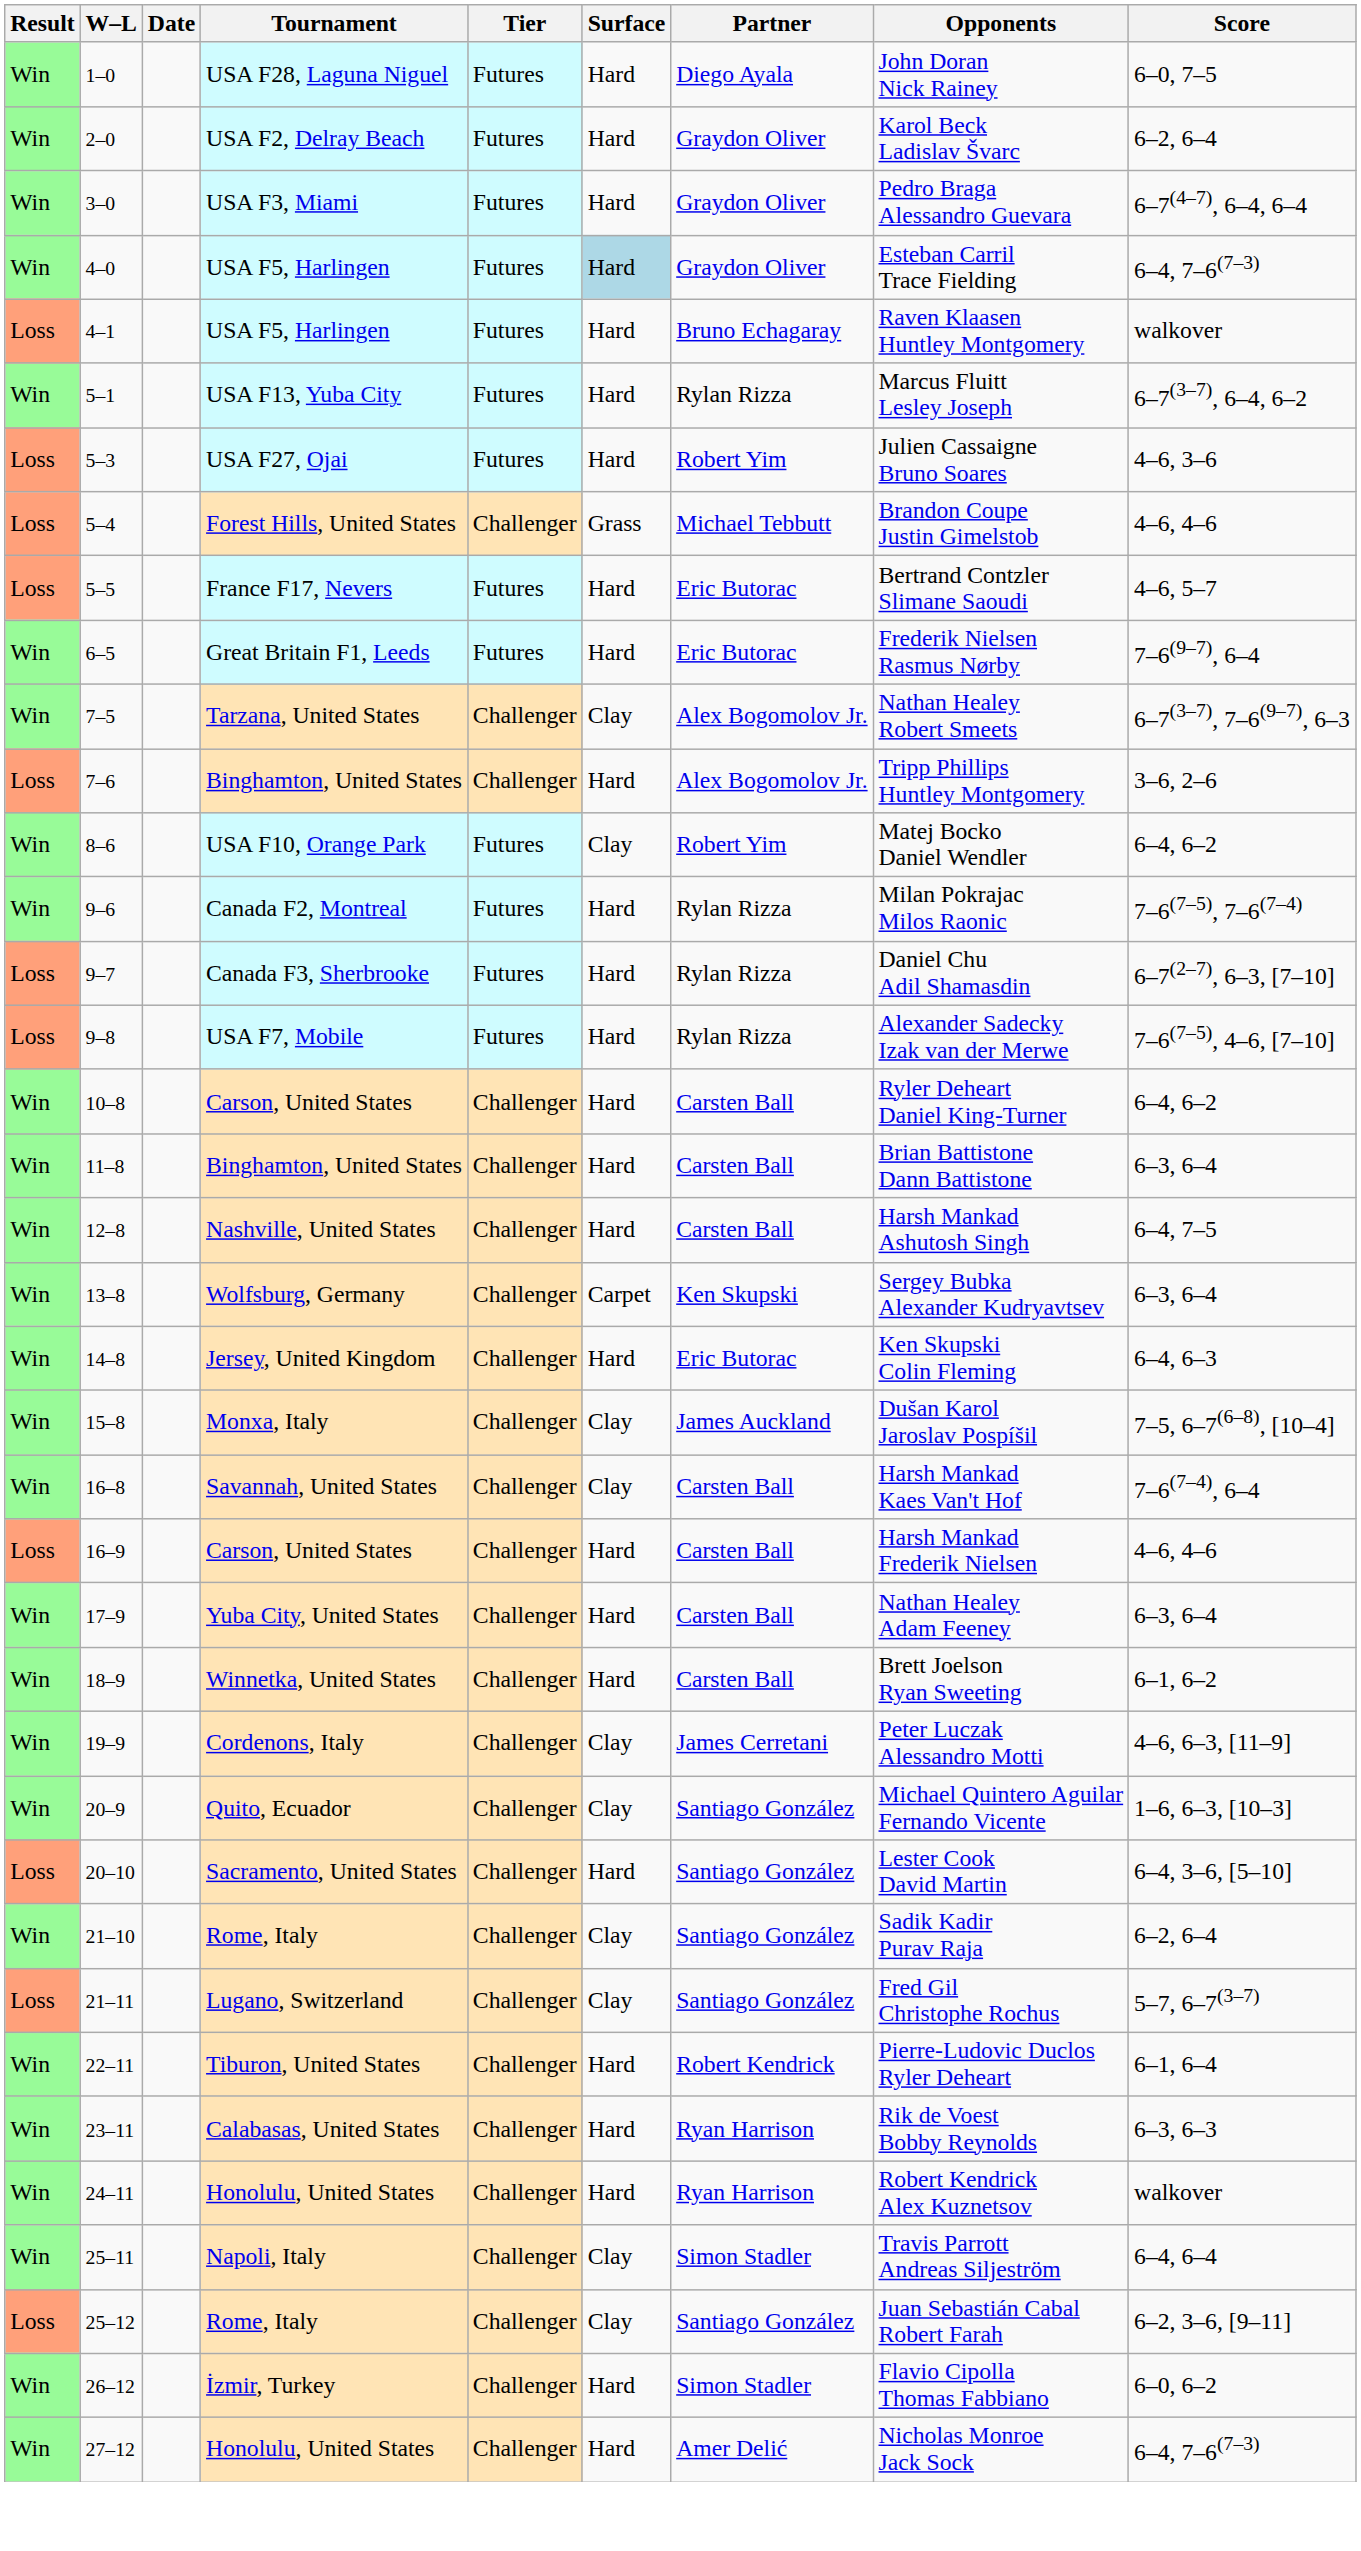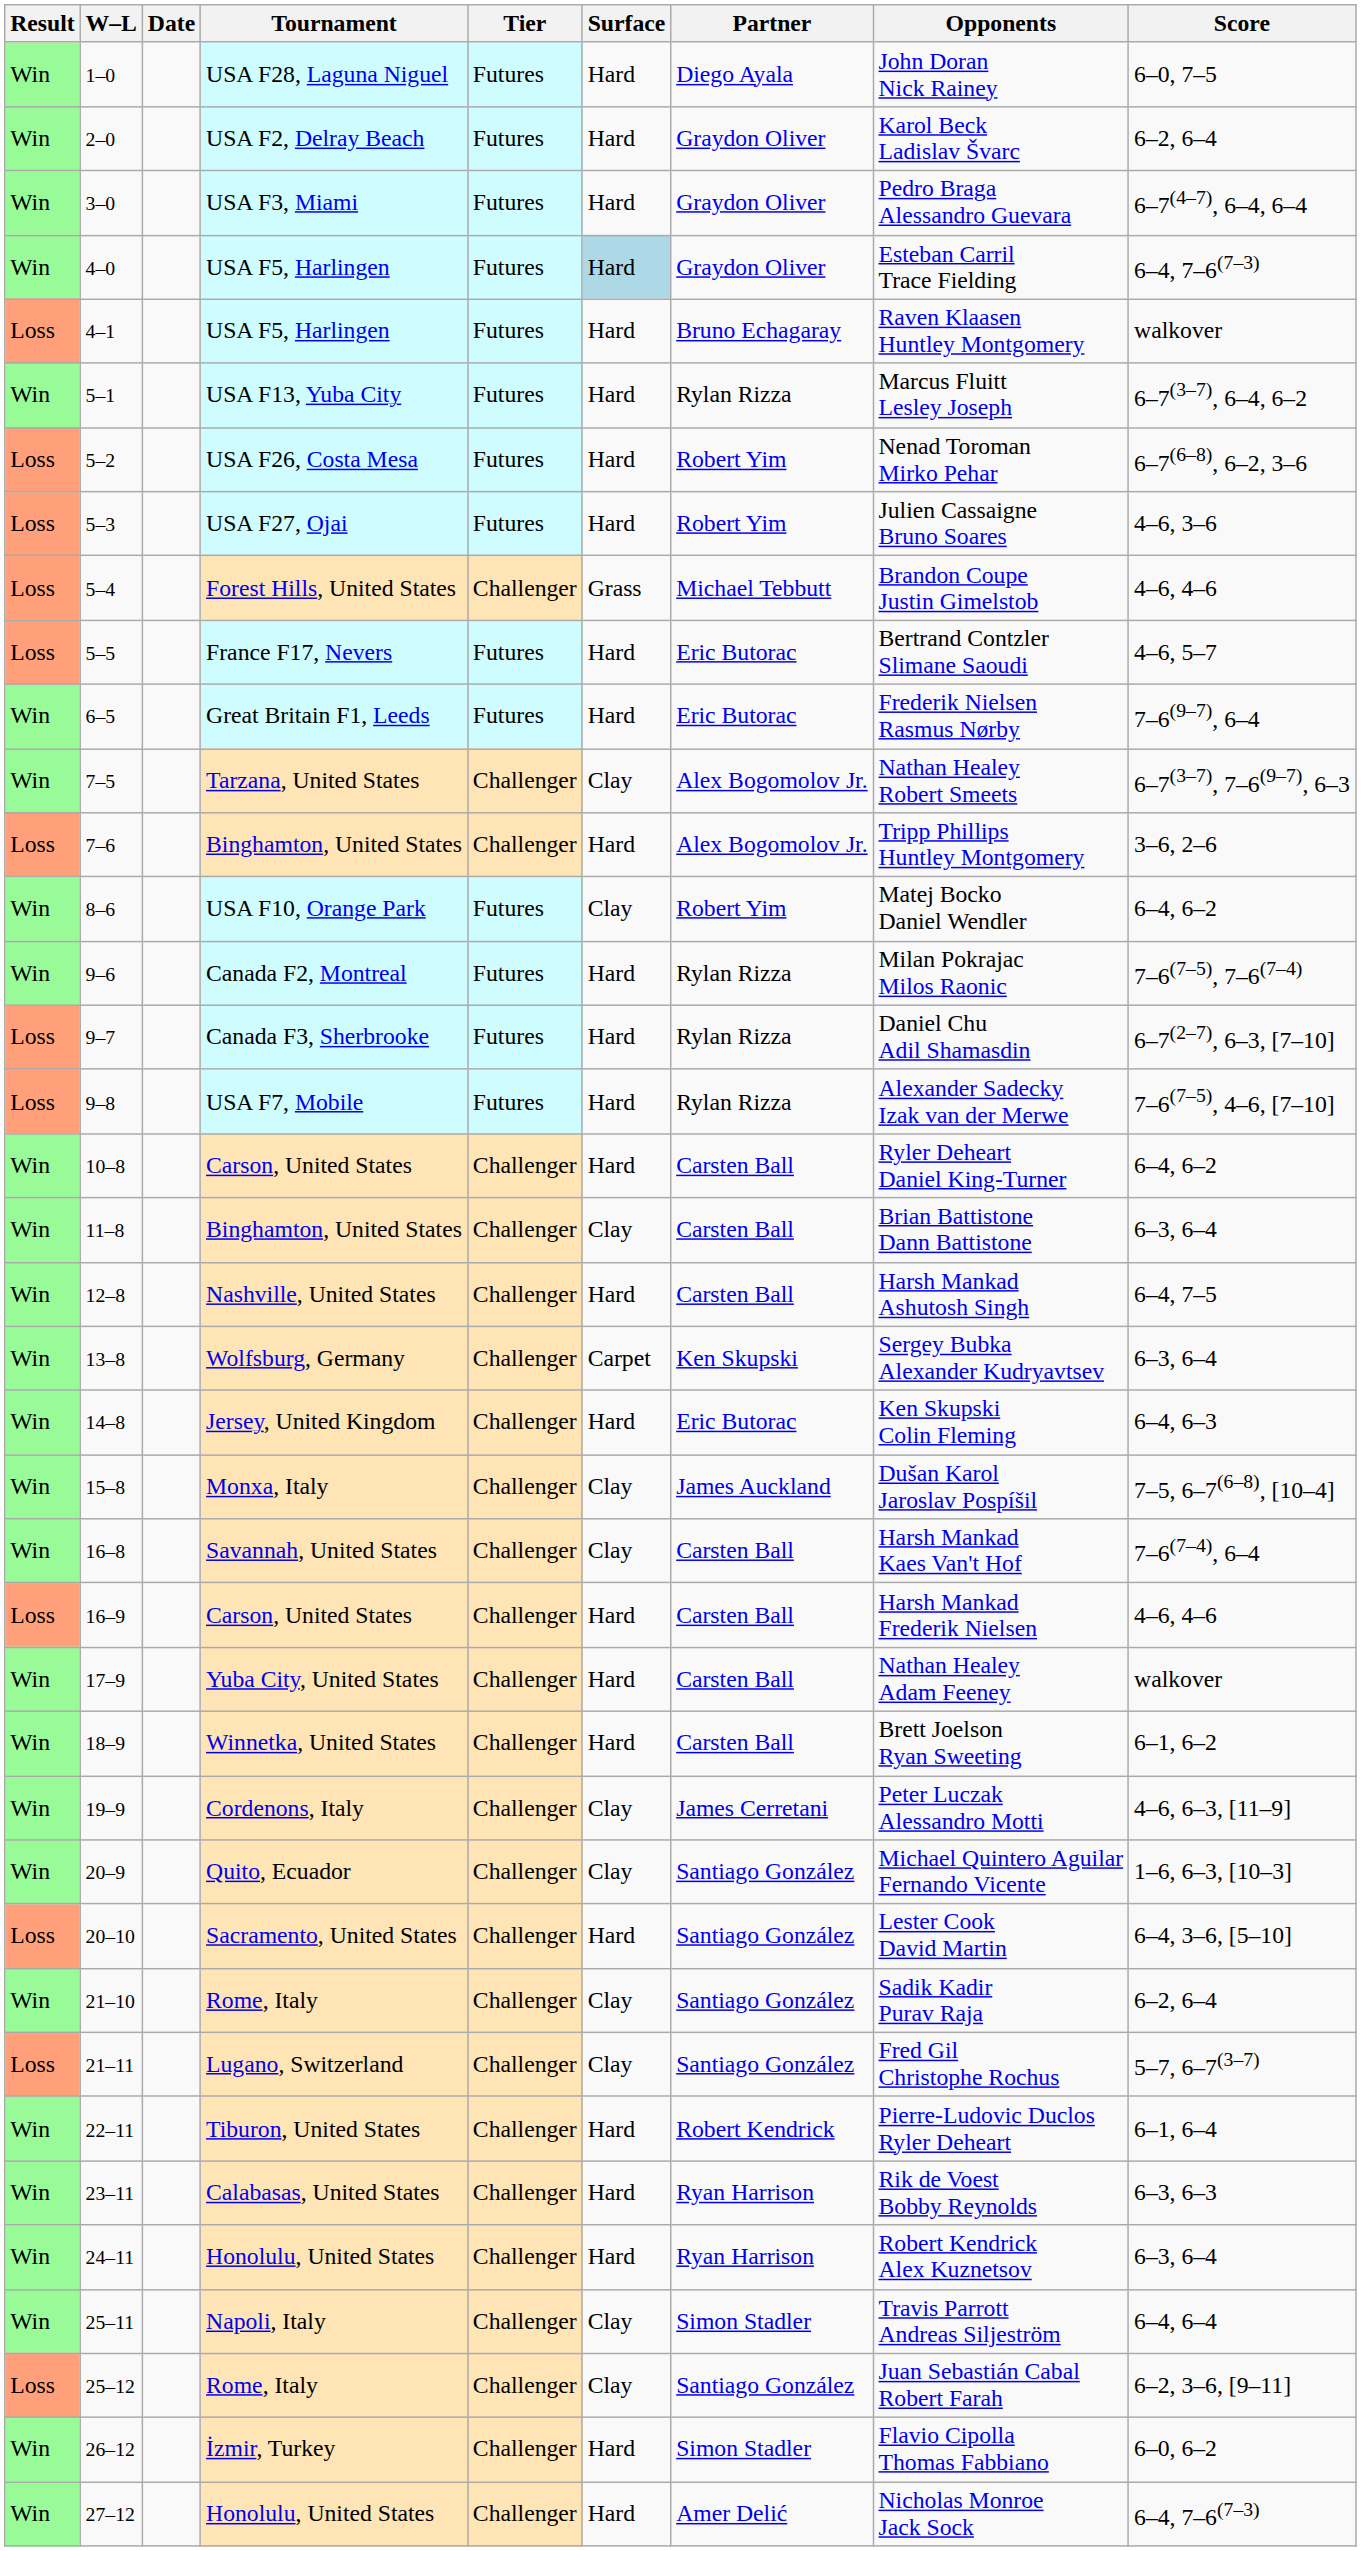+ row: (100, 460)
(611, 1165) Hard -> (610, 1229) Clay
(1176, 1614) 6–3, 6–4 -> (1178, 1679) walkover
(1178, 2192) walkover -> (1176, 2256) 6–3, 6–4
